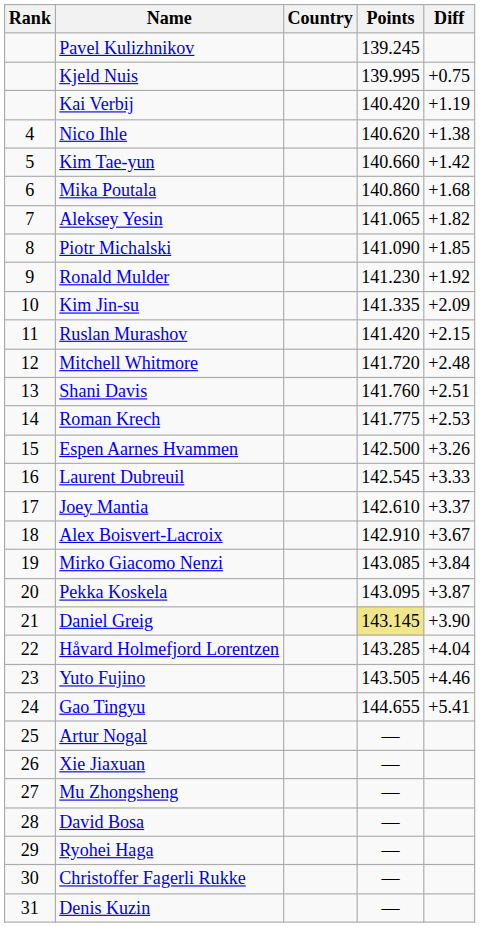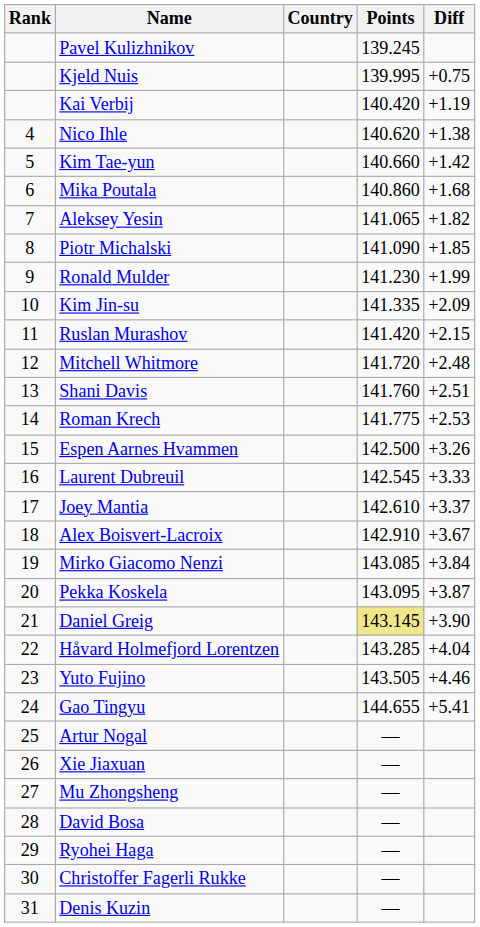(449, 276) +1.92 -> (449, 276) +1.99
